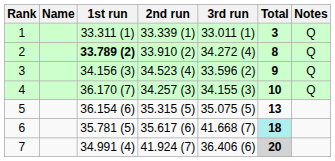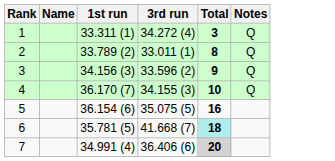- column: (168, 14)
(228, 33) 33.011 (1) -> (168, 33) 34.272 (4)
(108, 52) bold -> (108, 52) normal
(228, 52) 34.272 (4) -> (168, 52) 33.011 (1)
(275, 109) 13 -> (215, 109) 16
